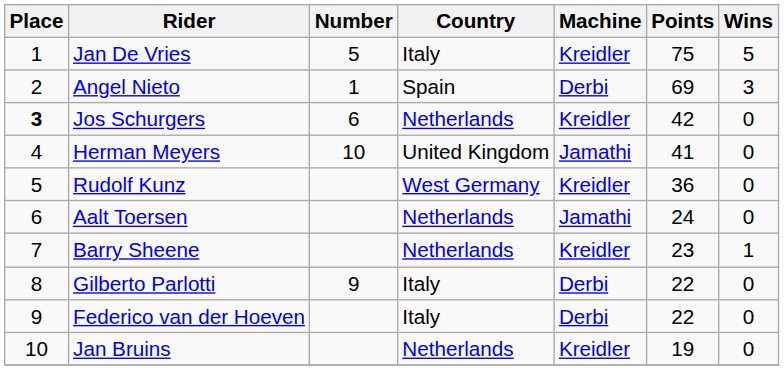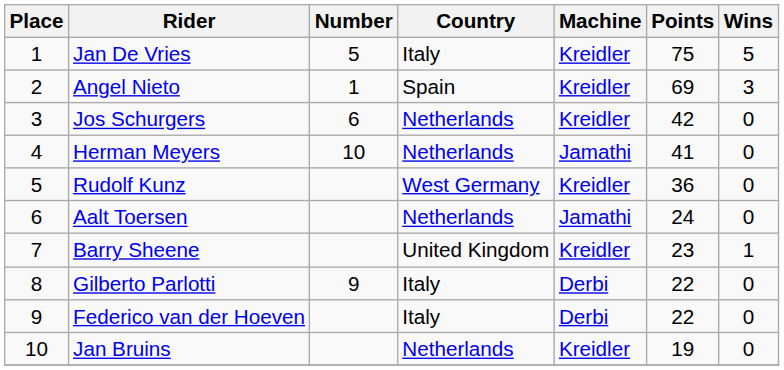(584, 87) Derbi -> (594, 87) Kreidler
(36, 119) bold -> (36, 119) normal
(476, 152) United Kingdom -> (458, 152) Netherlands
(458, 250) Netherlands -> (476, 250) United Kingdom
